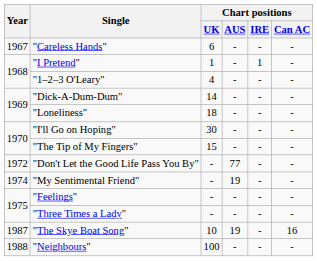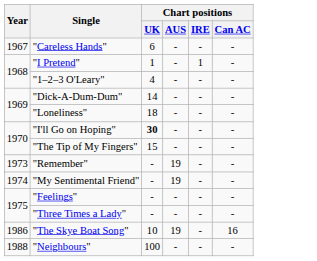(212, 130) normal -> (152, 130) bold
- row: (116, 163)
+ row: (60, 163)
(17, 230) 1987 -> (17, 230) 1986
